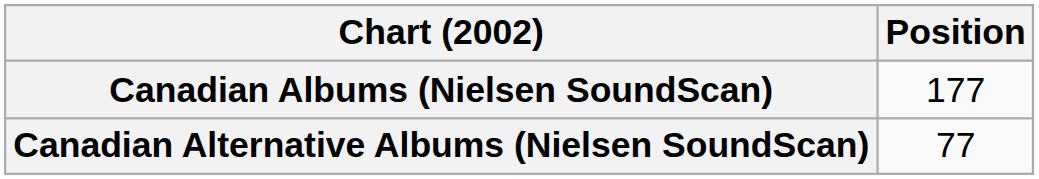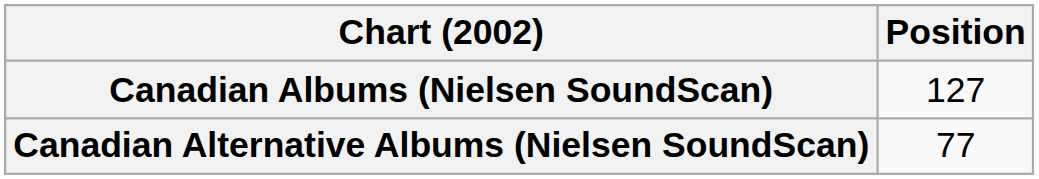(956, 88) 177 -> (956, 88) 127
